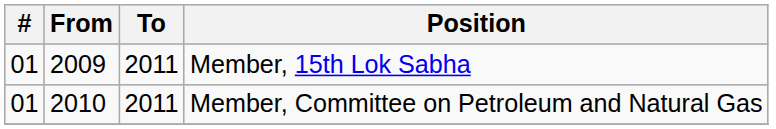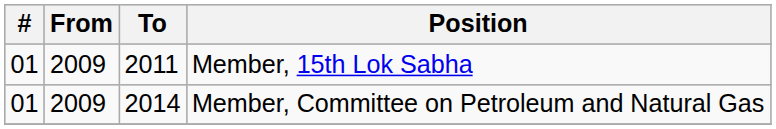(78, 104) 2010 -> (78, 104) 2009
(151, 104) 2011 -> (152, 104) 2014
